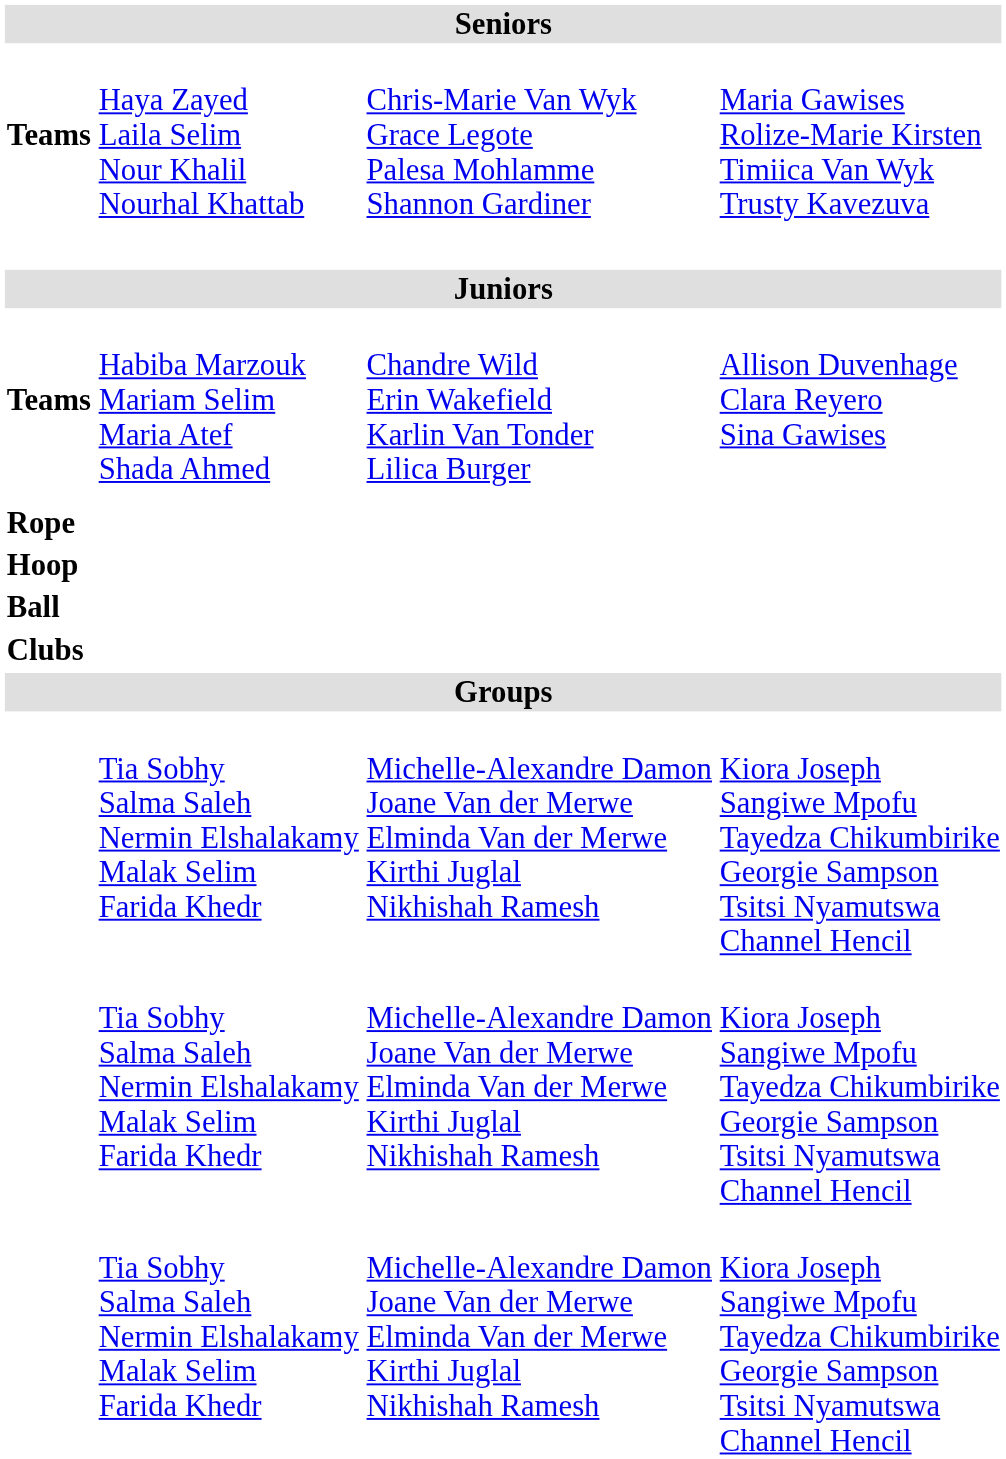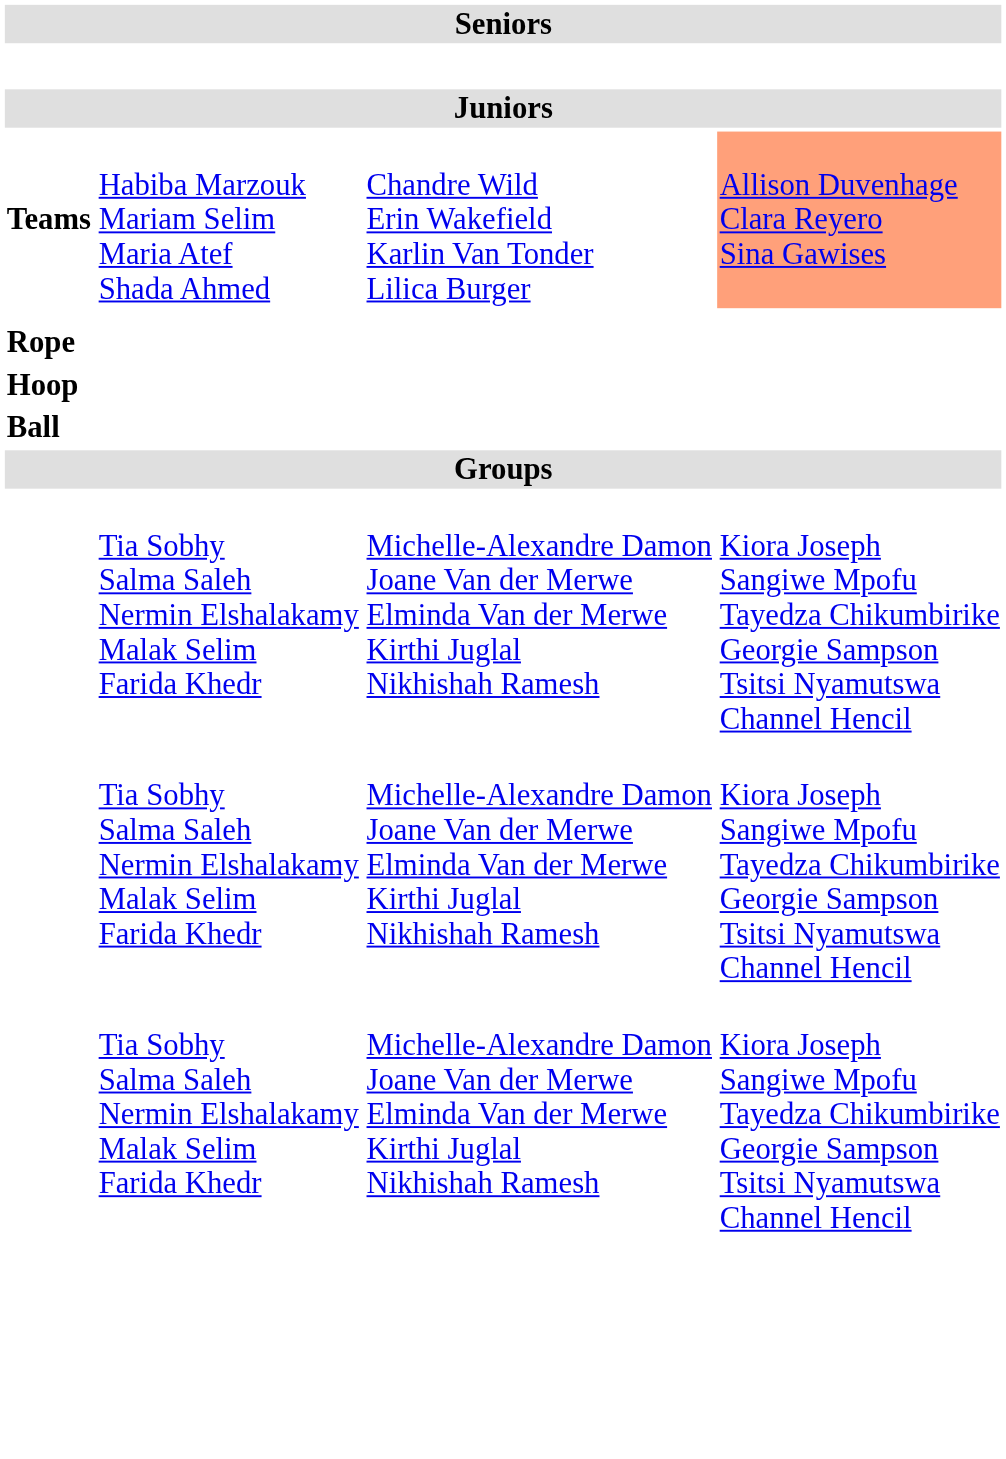- row: (49, 134)
(839, 399) no background -> (839, 219) lightsalmon background
- row: (45, 649)
